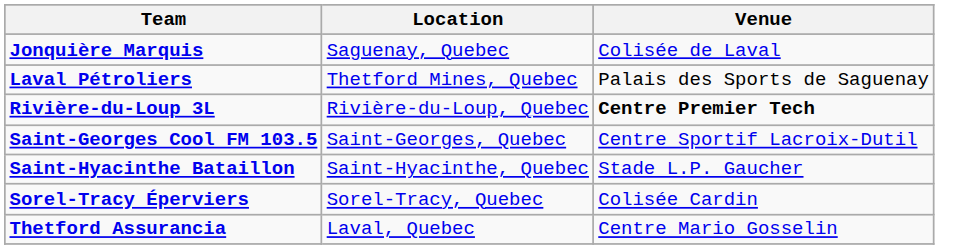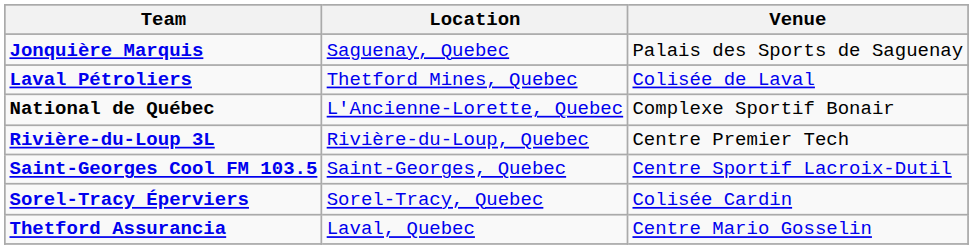(689, 50) Colisée de Laval -> (798, 50) Palais des Sports de Saguenay
(764, 80) Palais des Sports de Saguenay -> (724, 80) Colisée de Laval
+ row: (112, 110)
(707, 110) bold -> (741, 140) normal
- row: (152, 170)
